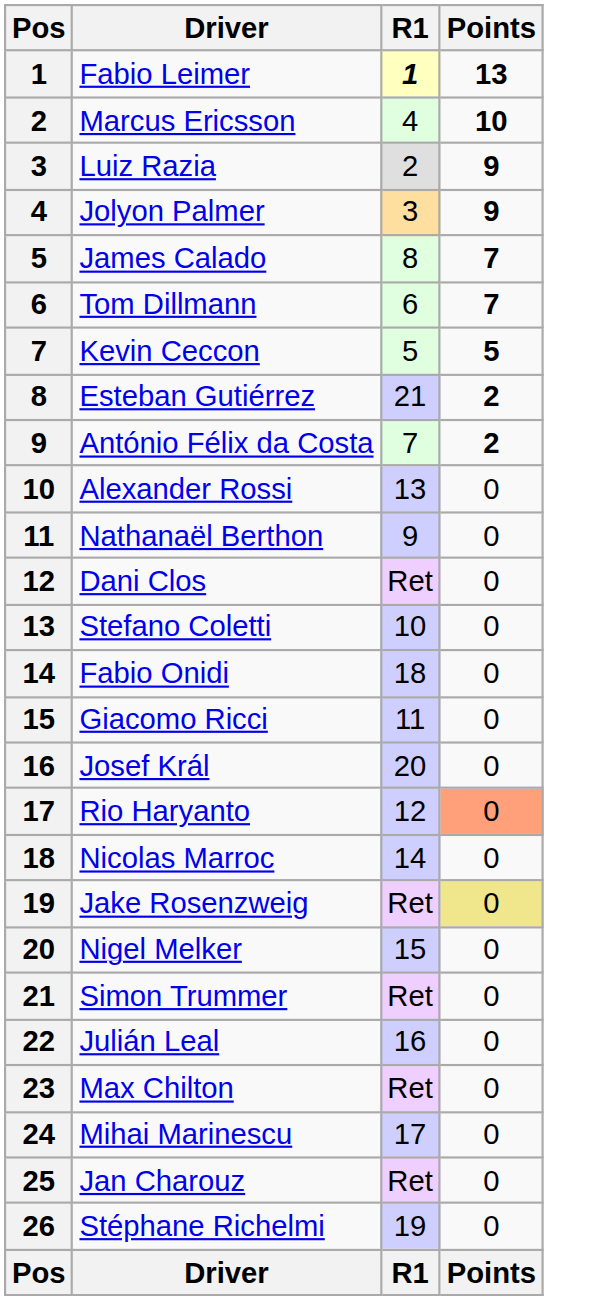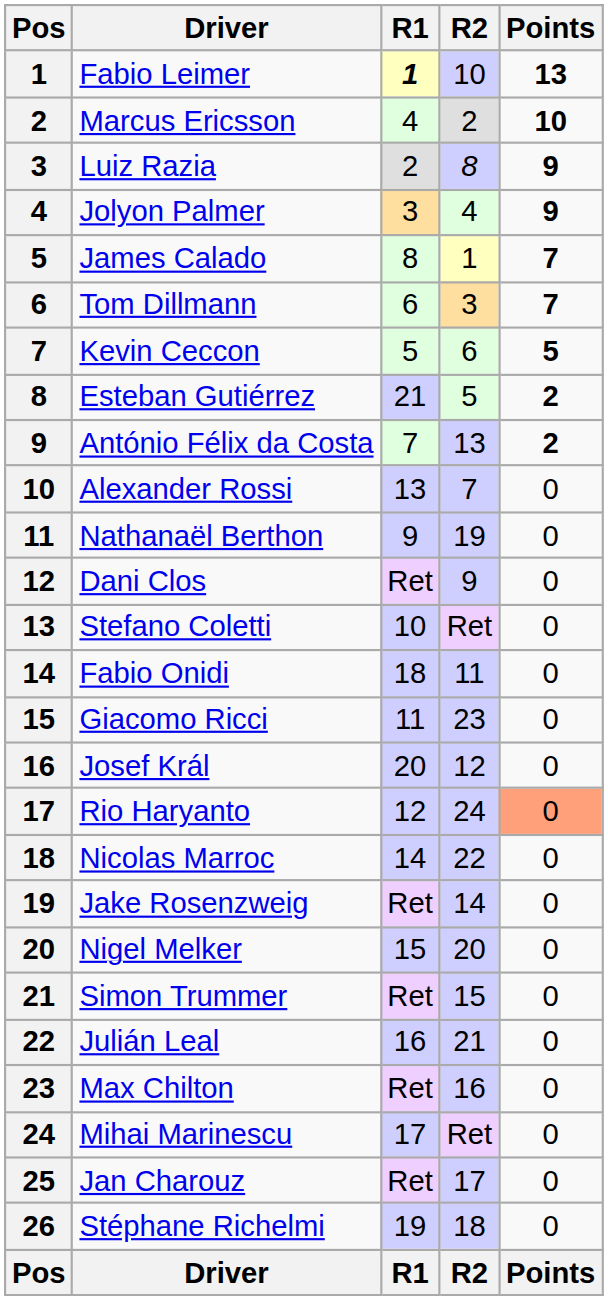+ column: (469, 28)
(491, 903) khaki background -> (551, 903) no background
